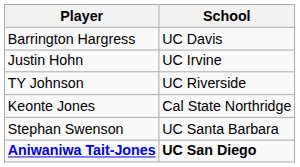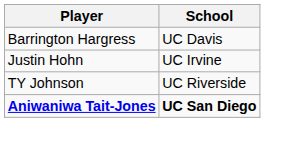- row: (51, 106)
- row: (66, 129)
